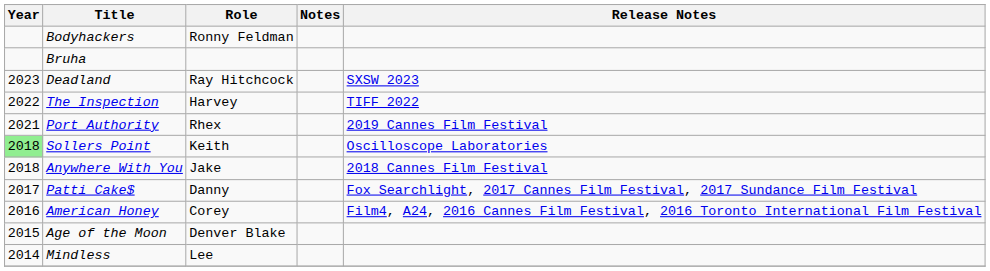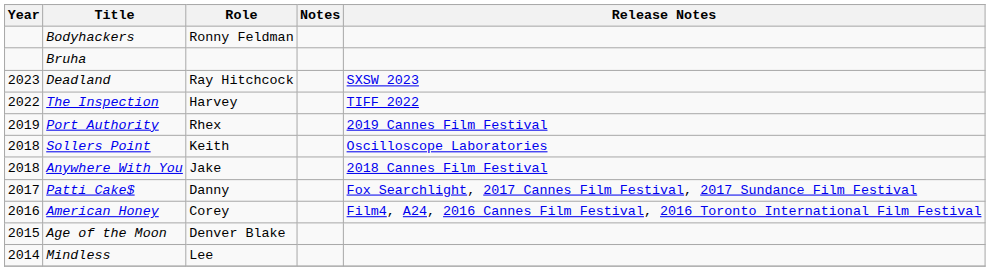(24, 125) 2021 -> (24, 125) 2019
(24, 146) lightgreen background -> (24, 146) no background
